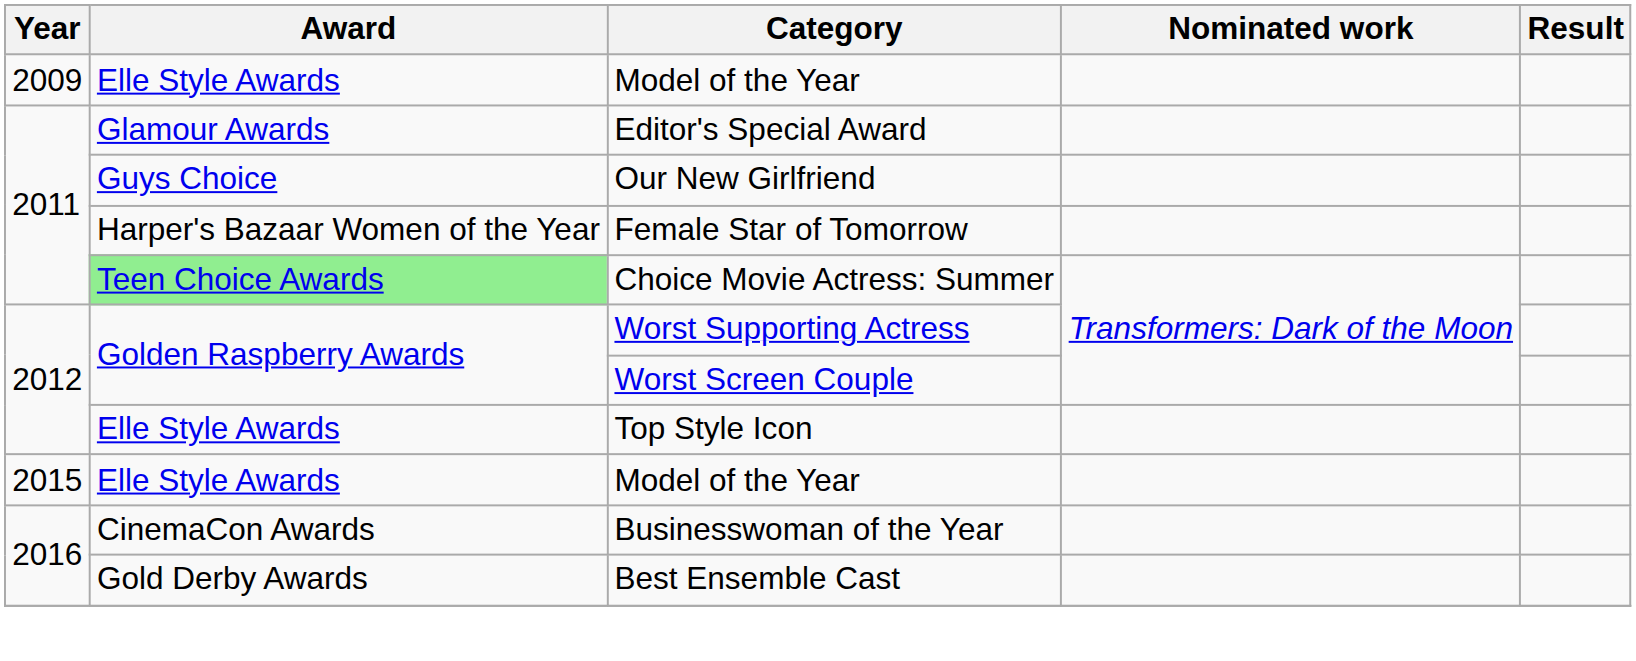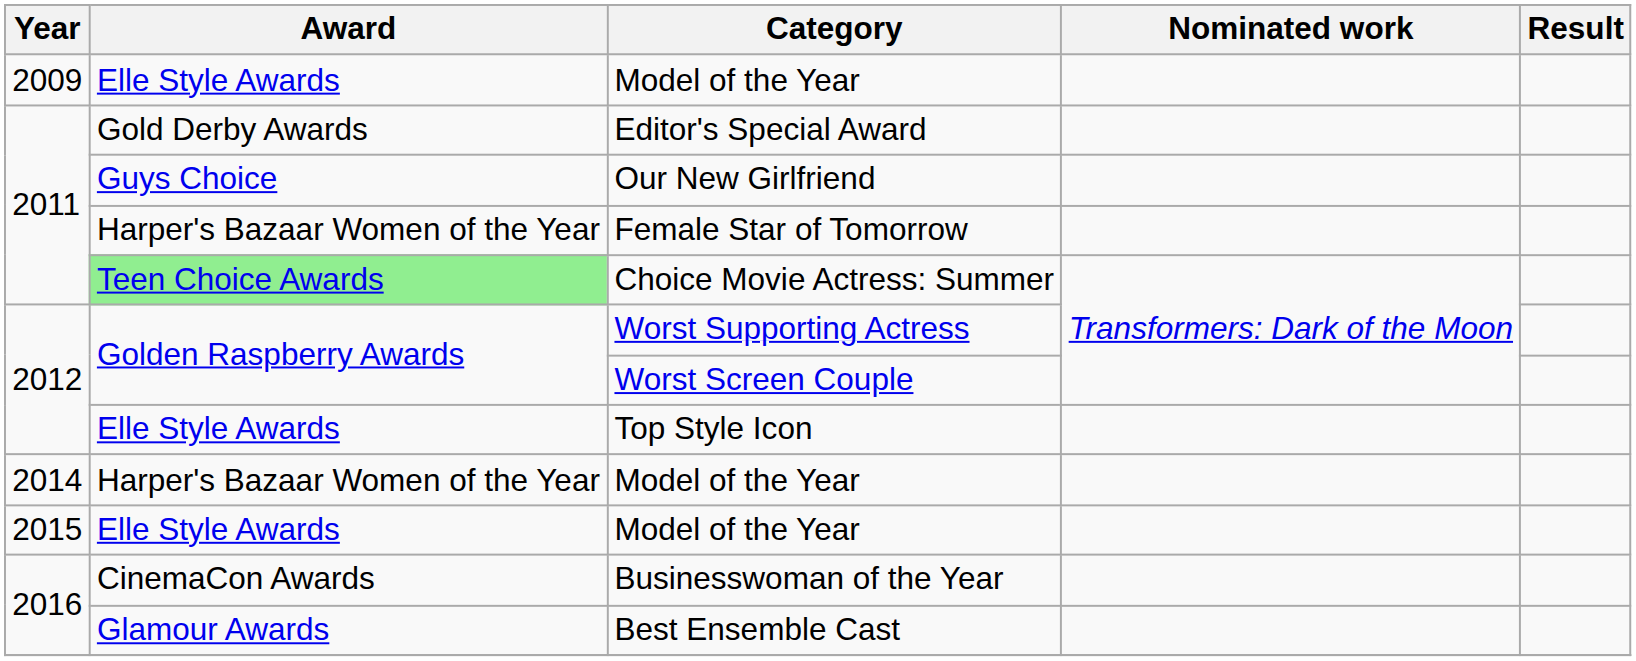(213, 129) Glamour Awards -> (232, 129) Gold Derby Awards
+ row: (47, 479)
(232, 579) Gold Derby Awards -> (213, 629) Glamour Awards
